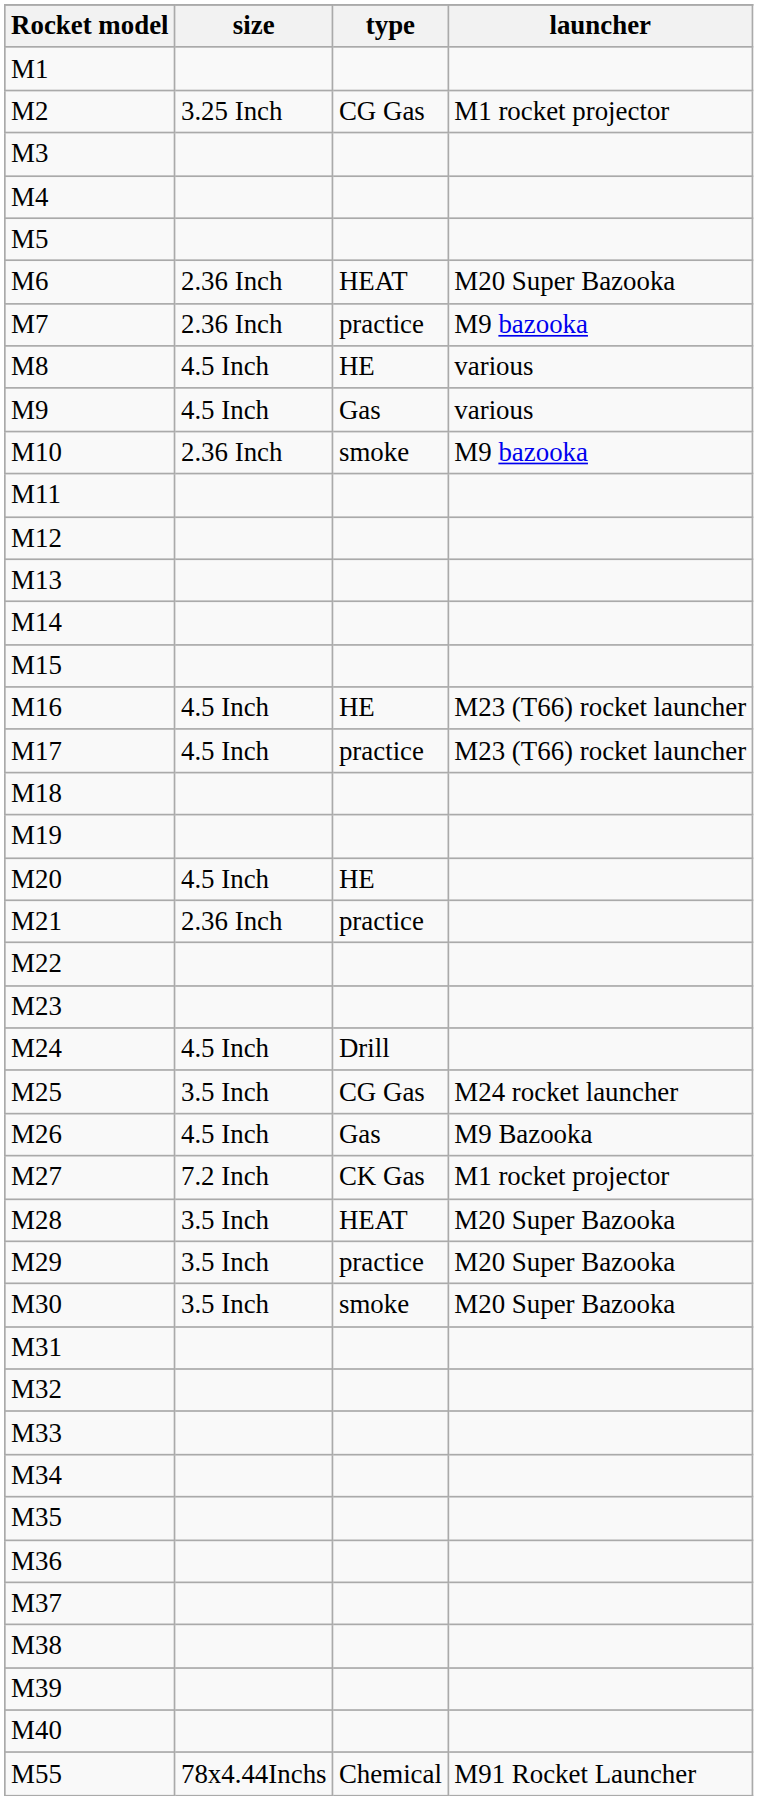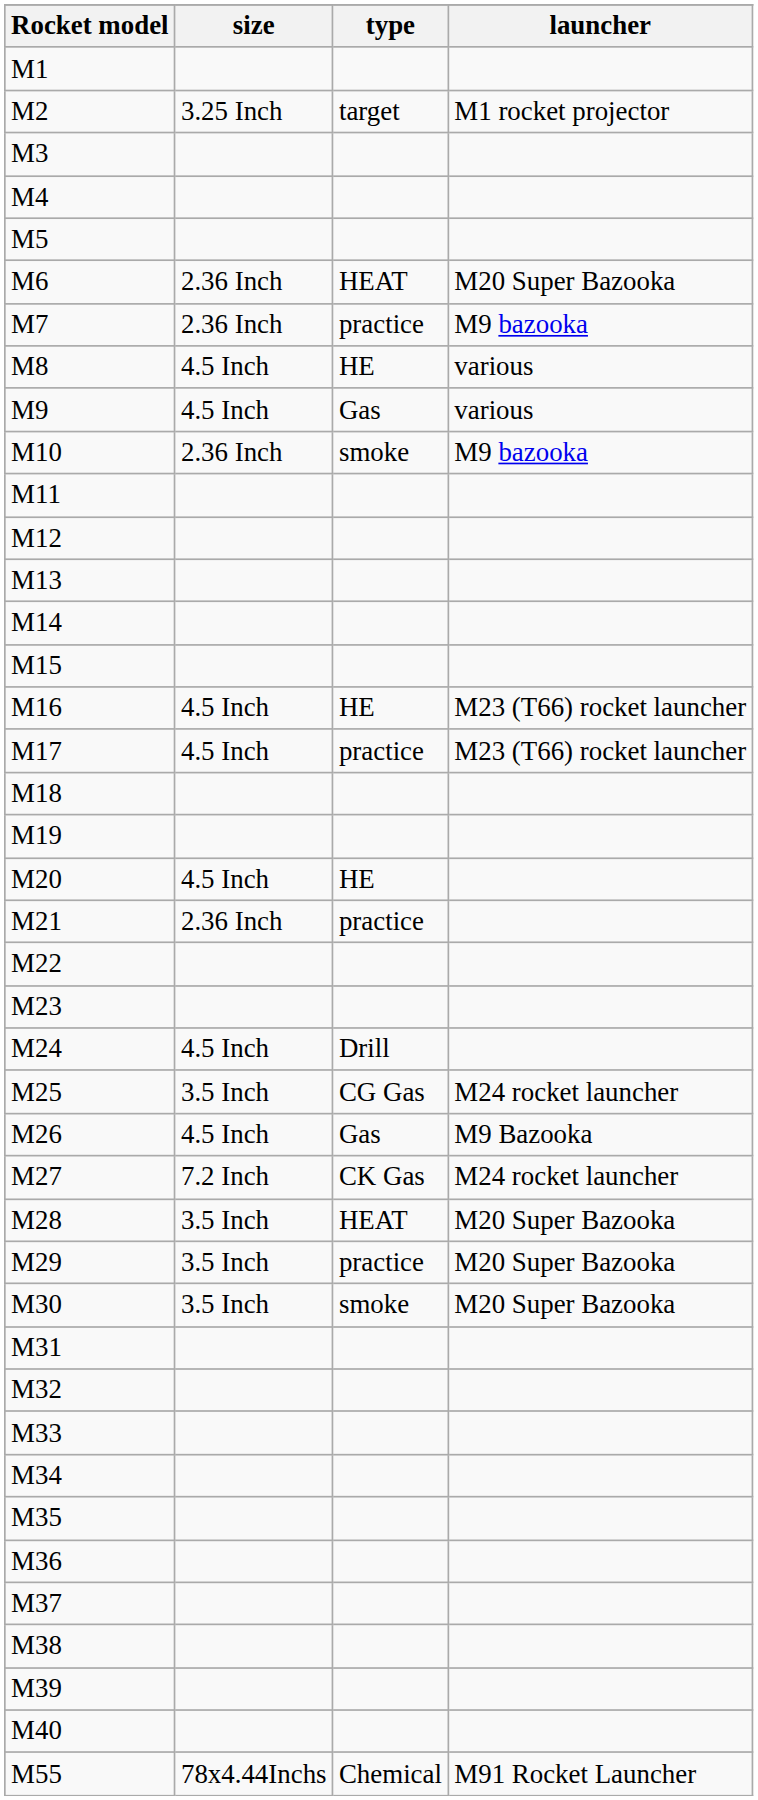(382, 111) CG Gas -> (369, 111) target
(562, 1176) M1 rocket projector -> (566, 1176) M24 rocket launcher
